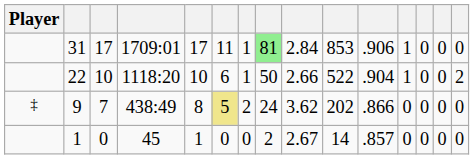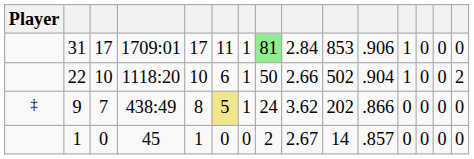(340, 76) 522 -> (340, 76) 502
(246, 108) 2 -> (246, 108) 1
